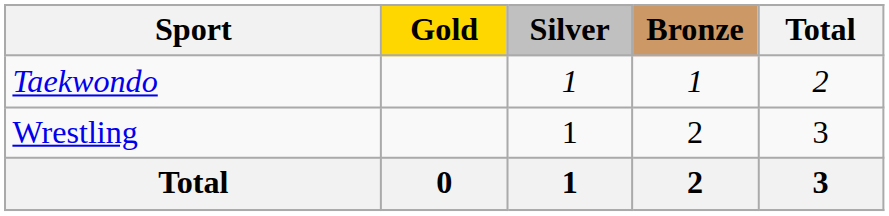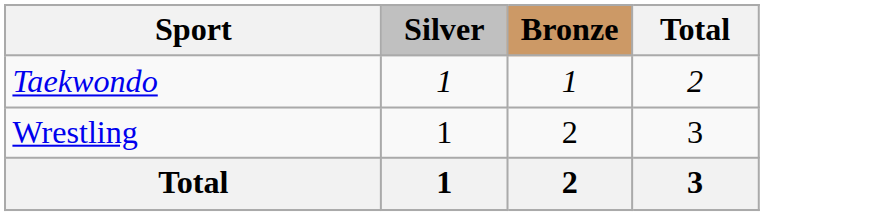- column: (444, 30)
